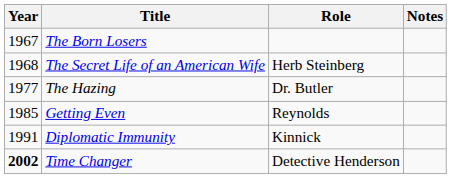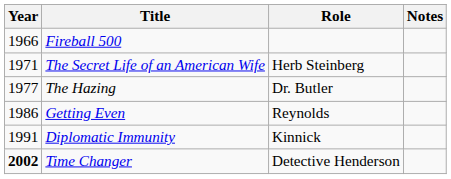+ row: (83, 40)
- row: (96, 40)
(23, 64) 1968 -> (23, 64) 1971
(23, 112) 1985 -> (23, 112) 1986
